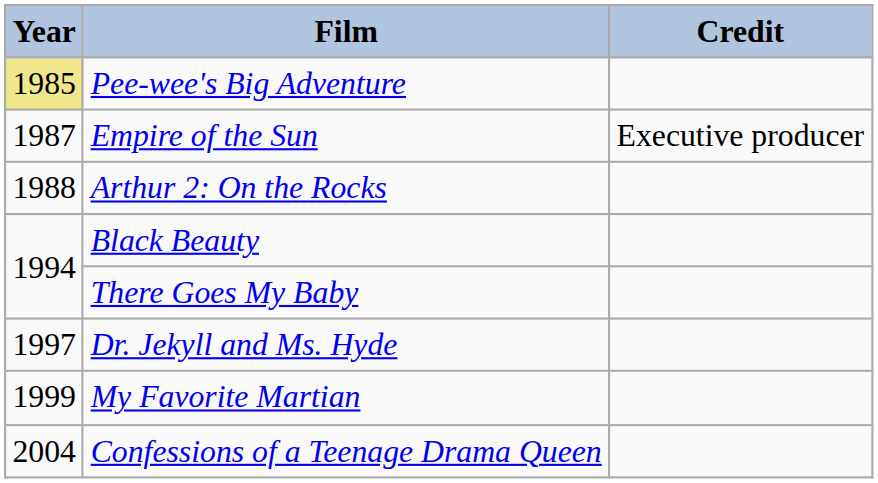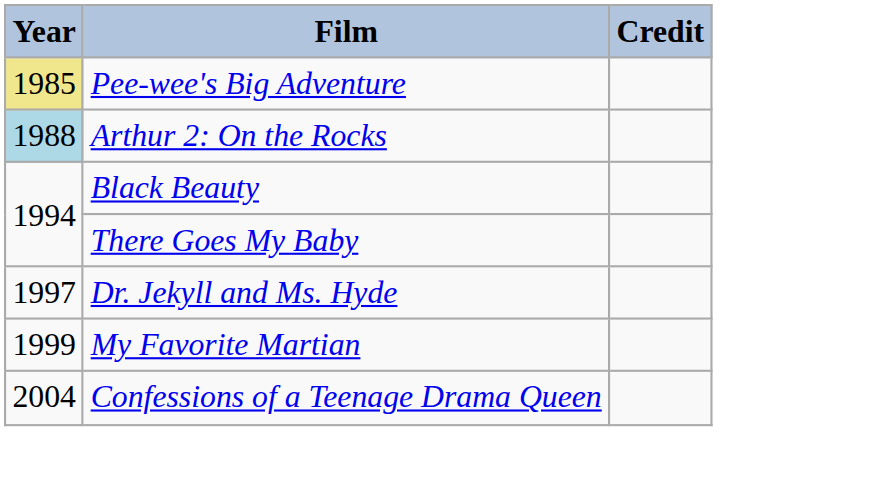- row: (204, 135)
(44, 188) no background -> (44, 135) lightblue background
